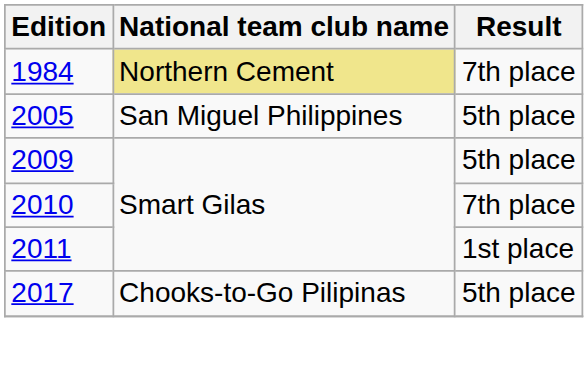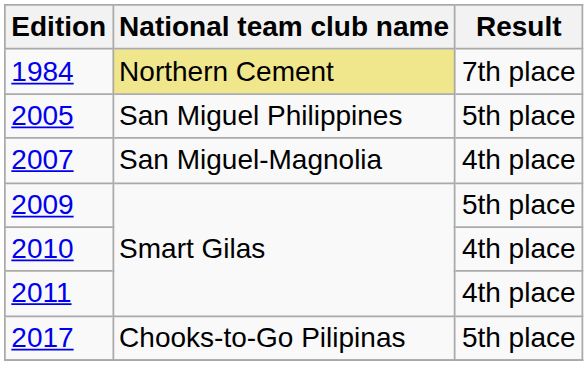+ row: (42, 159)
(519, 204) 7th place -> (519, 248) 4th place
(518, 248) 1st place -> (519, 293) 4th place
